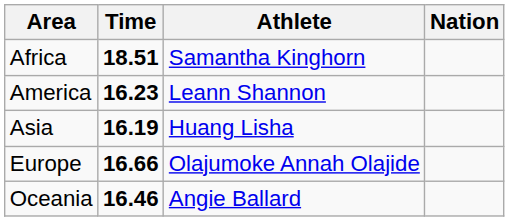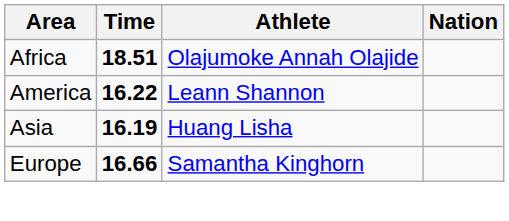(267, 57) Samantha Kinghorn -> (293, 57) Olajumoke Annah Olajide
(131, 92) 16.23 -> (129, 92) 16.22
(294, 163) Olajumoke Annah Olajide -> (266, 163) Samantha Kinghorn
- row: (51, 198)
